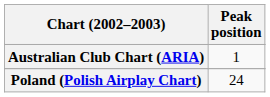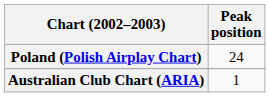rows swapped: (106, 56) <-> (106, 80)
